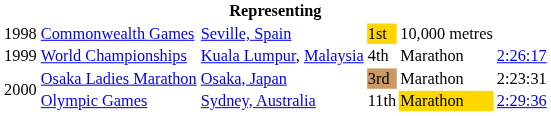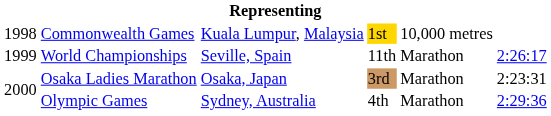(246, 33) Seville, Spain -> (282, 33) Kuala Lumpur, Malaysia
(282, 56) Kuala Lumpur, Malaysia -> (246, 56) Seville, Spain
(378, 56) 4th -> (382, 56) 11th
(382, 100) 11th -> (378, 100) 4th
(432, 100) gold background -> (432, 100) no background
